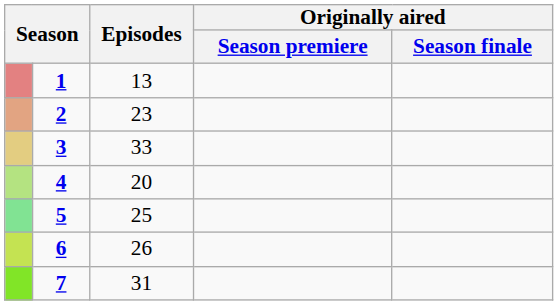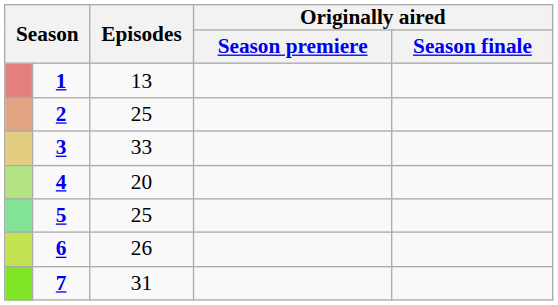(141, 114) 23 -> (141, 114) 25
